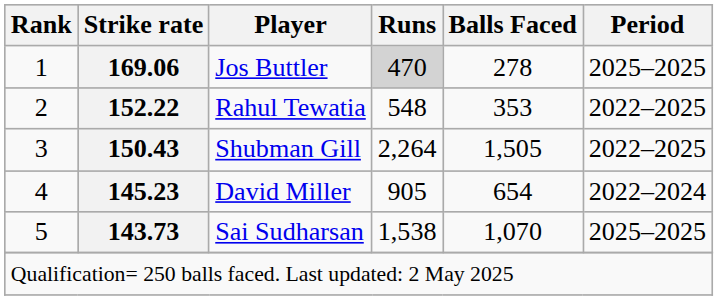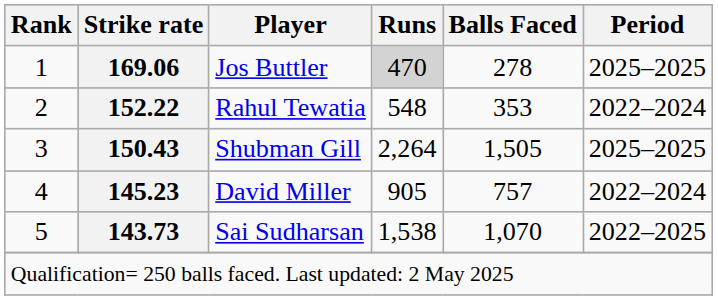(647, 107) 2022–2025 -> (647, 107) 2022–2024
(647, 149) 2022–2025 -> (647, 149) 2025–2025
(513, 190) 654 -> (513, 190) 757
(647, 231) 2025–2025 -> (647, 231) 2022–2025
